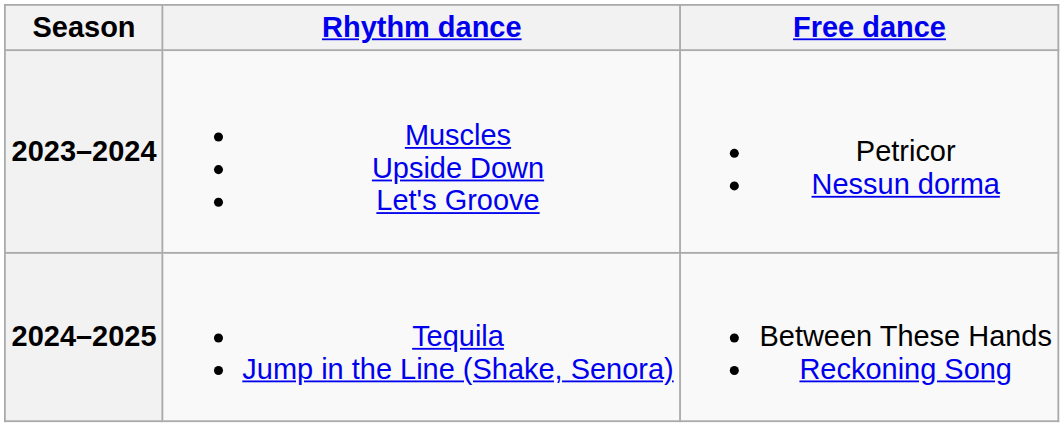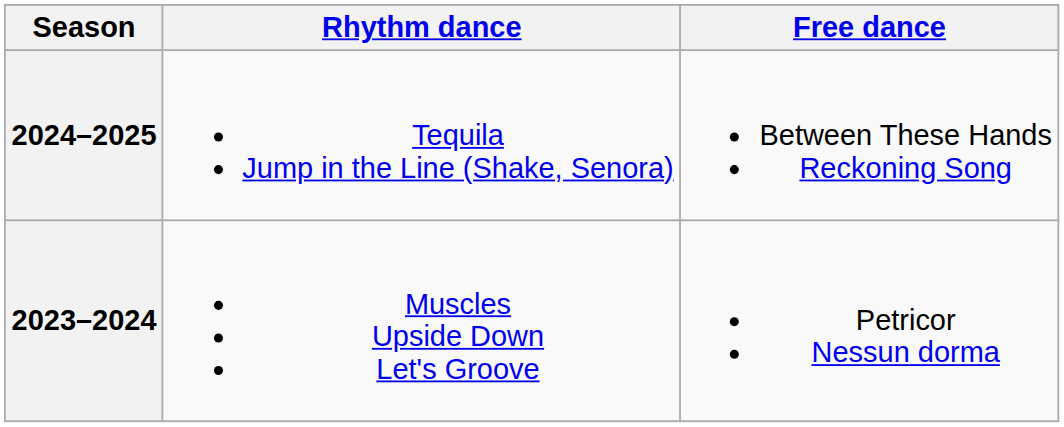rows swapped: (84, 336) <-> (84, 151)
